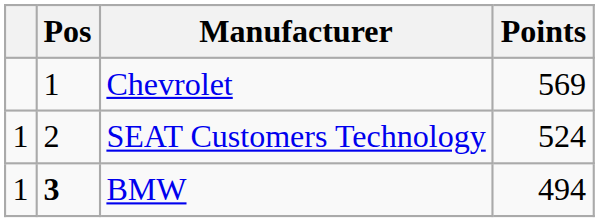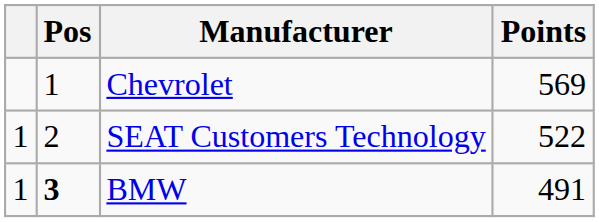(562, 136) 524 -> (562, 136) 522
(562, 189) 494 -> (562, 189) 491
